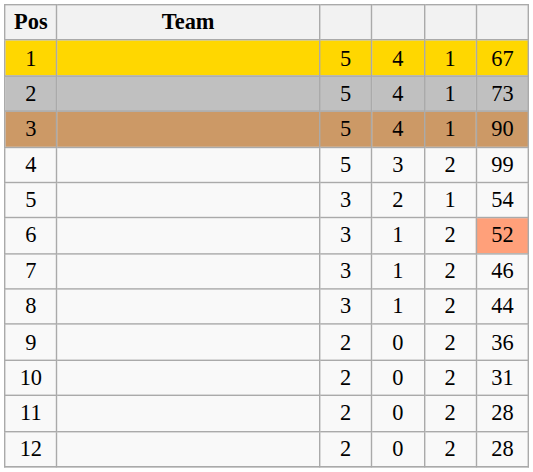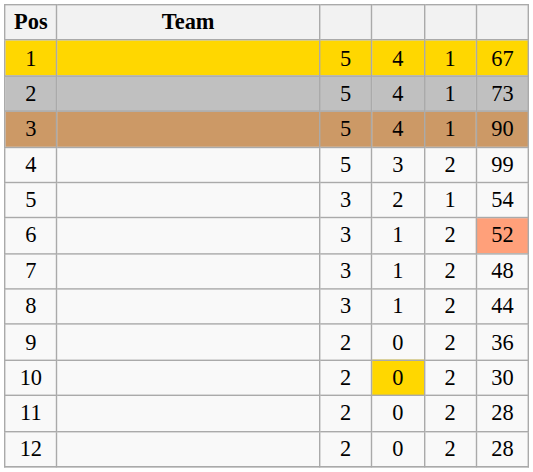(502, 270) 46 -> (502, 270) 48
(398, 377) no background -> (398, 377) gold background
(502, 377) 31 -> (502, 377) 30
